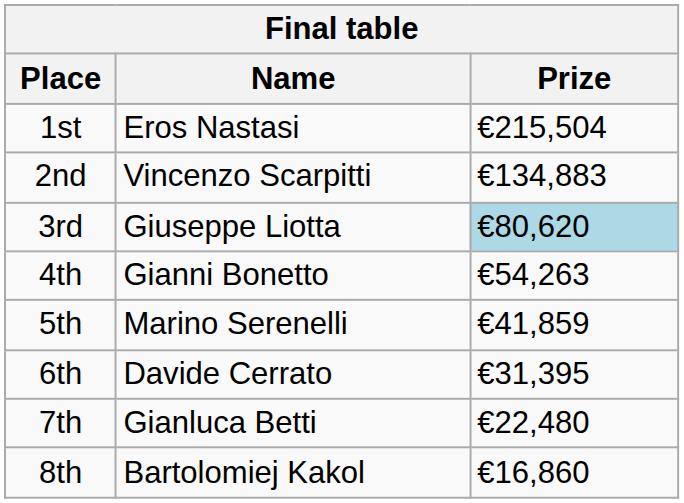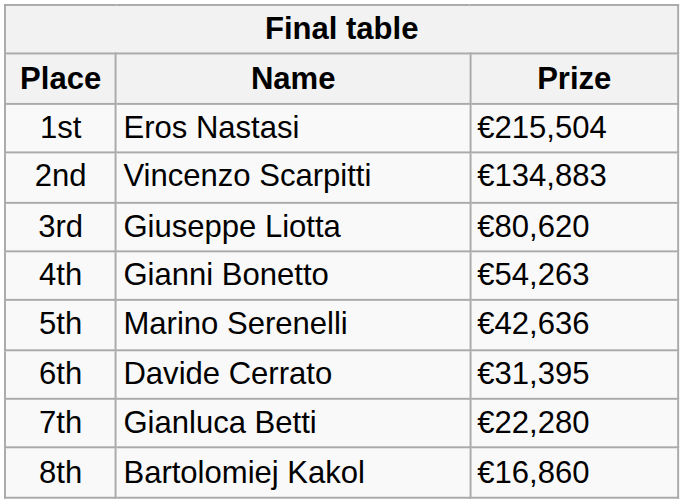(533, 226) lightblue background -> (533, 226) no background
(533, 324) €41,859 -> (533, 324) €42,636
(533, 422) €22,480 -> (533, 422) €22,280
